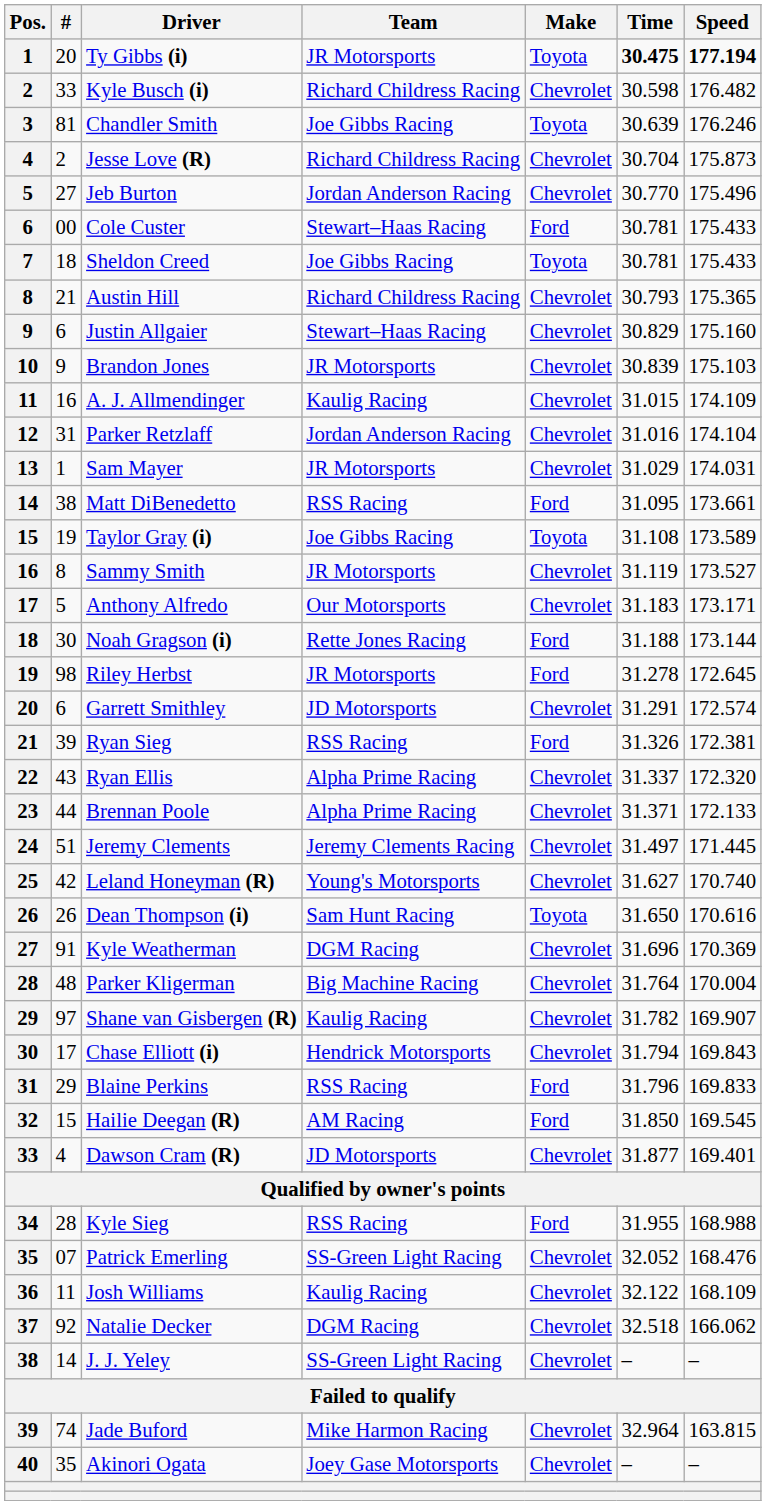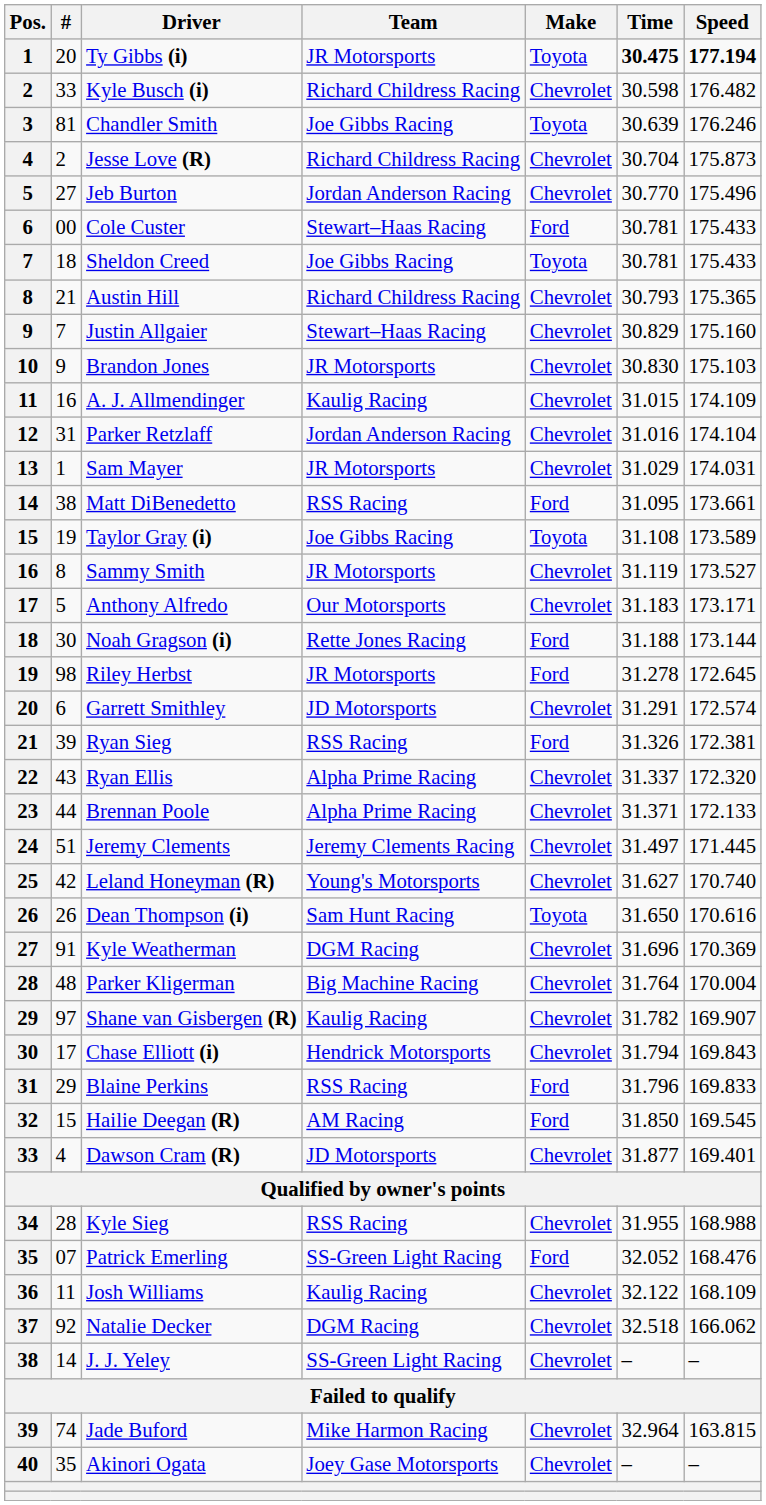(61, 330) 6 -> (61, 330) 7
(650, 365) 30.839 -> (650, 365) 30.830
(549, 1223) Ford -> (571, 1223) Chevrolet
(571, 1257) Chevrolet -> (549, 1257) Ford
